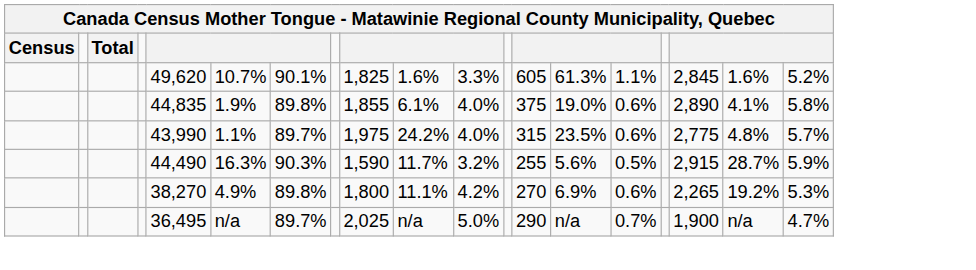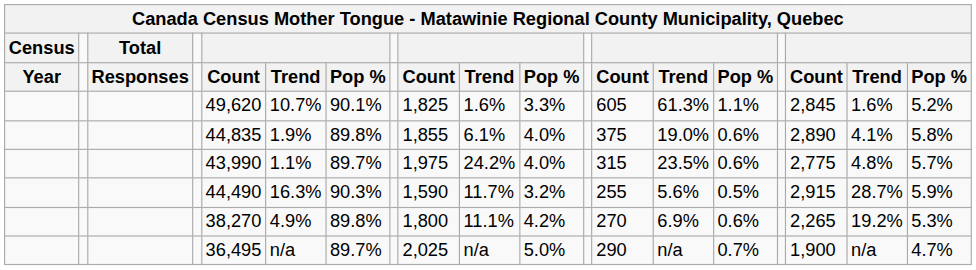+ row: (42, 76)
